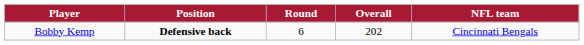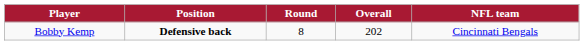(301, 31) 6 -> (301, 31) 8
